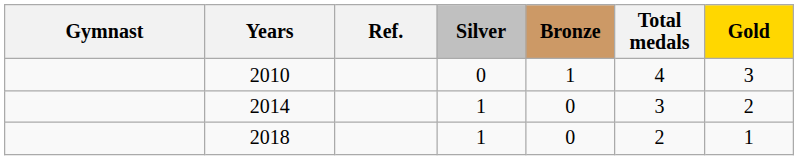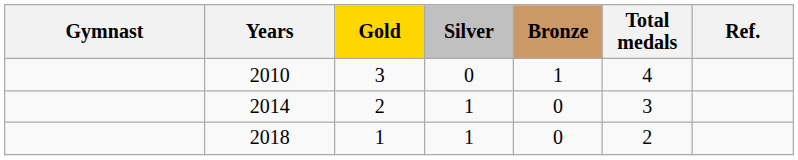columns swapped: (749, 31) <-> (386, 31)
